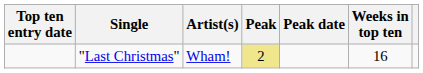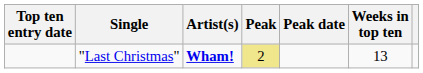(208, 56) normal -> (210, 56) bold
(380, 56) 16 -> (380, 56) 13
